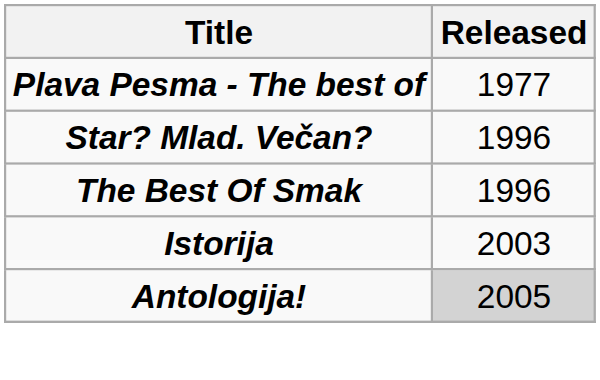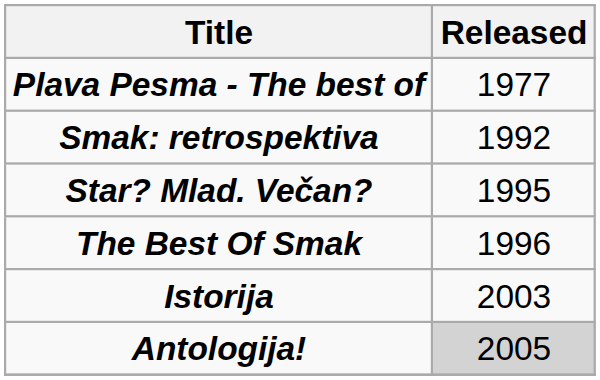+ row: (219, 138)
(514, 138) 1996 -> (514, 191) 1995
